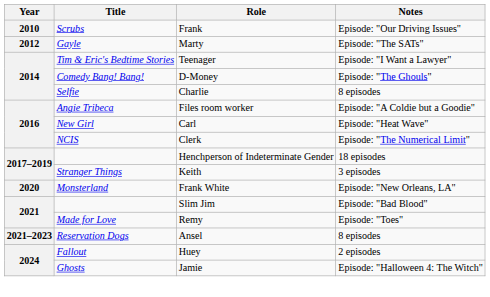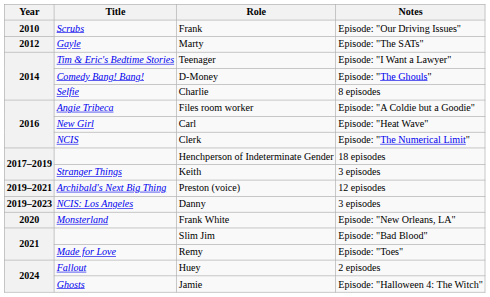+ row: (209, 188)
+ row: (192, 204)
- row: (191, 236)
